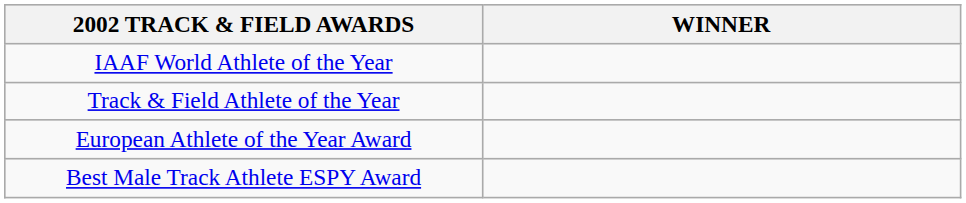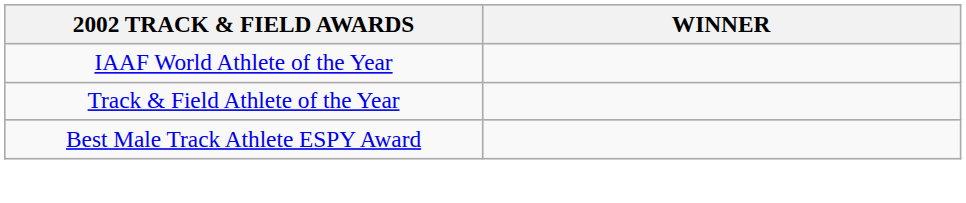- row: (244, 139)
